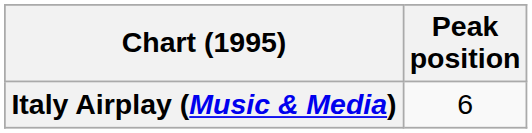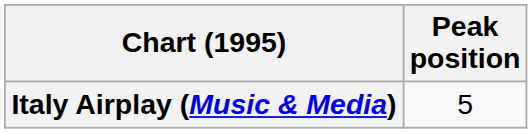(465, 104) 6 -> (465, 104) 5
